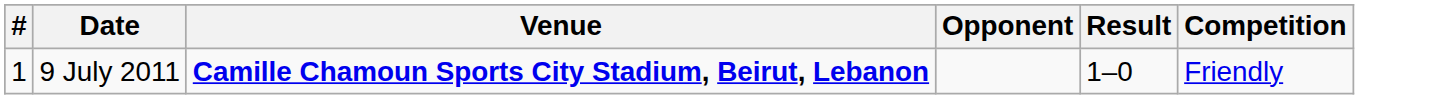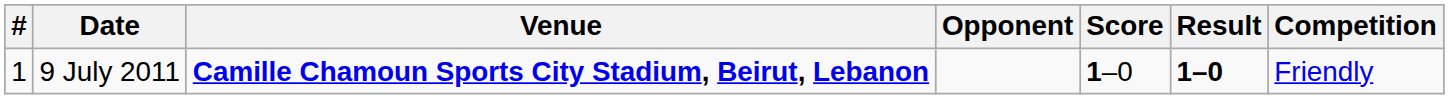+ column: (1125, 26)
(1109, 70) normal -> (1200, 70) bold
